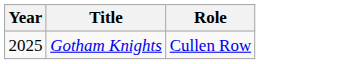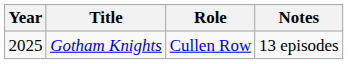+ column: (299, 17)
